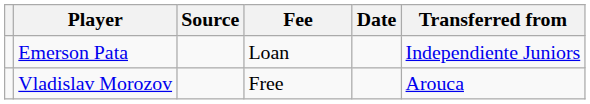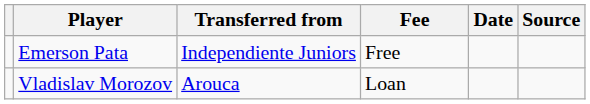columns swapped: (493, 20) <-> (210, 20)
(269, 51) Loan -> (383, 51) Free
(266, 83) Free -> (385, 83) Loan
